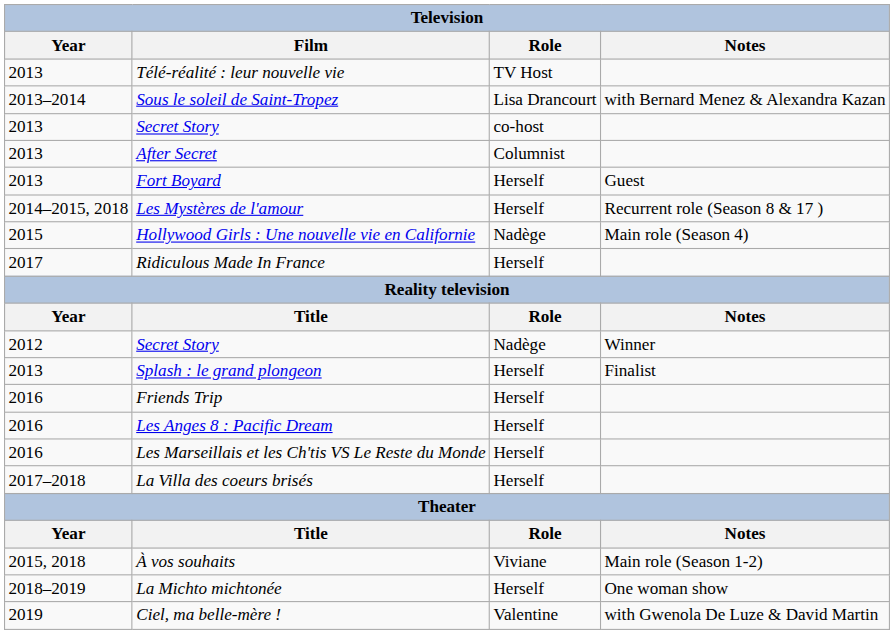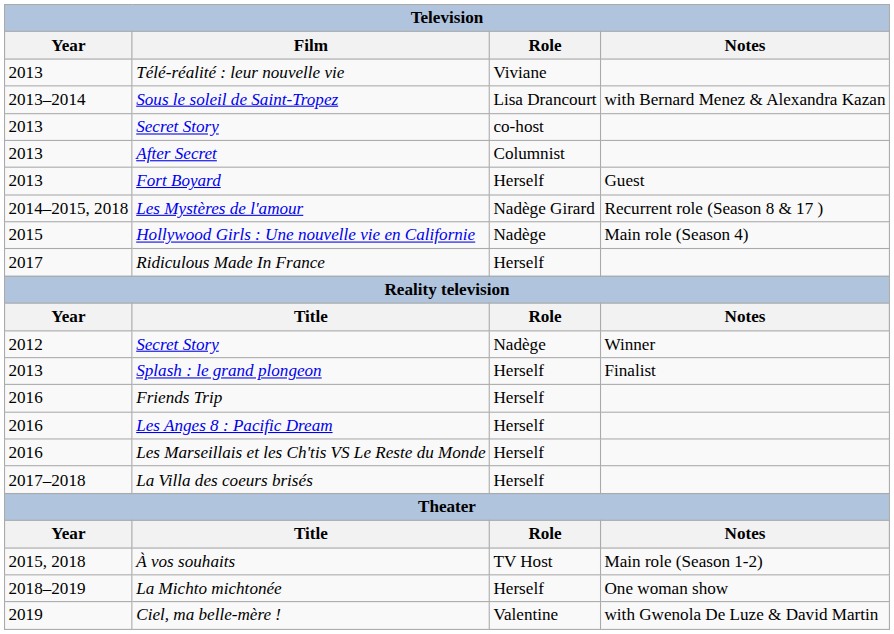(523, 72) TV Host -> (520, 72) Viviane
(519, 208) Herself -> (544, 208) Nadège Girard
(520, 561) Viviane -> (523, 561) TV Host
